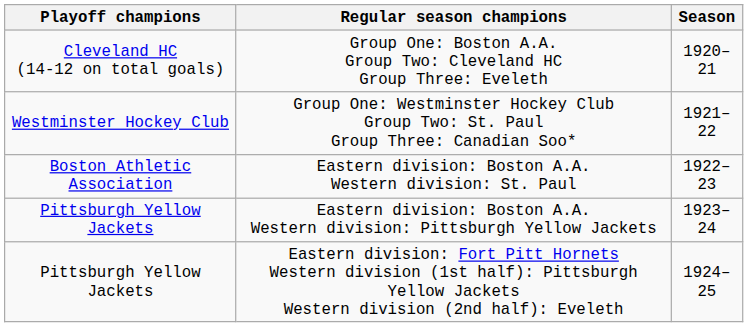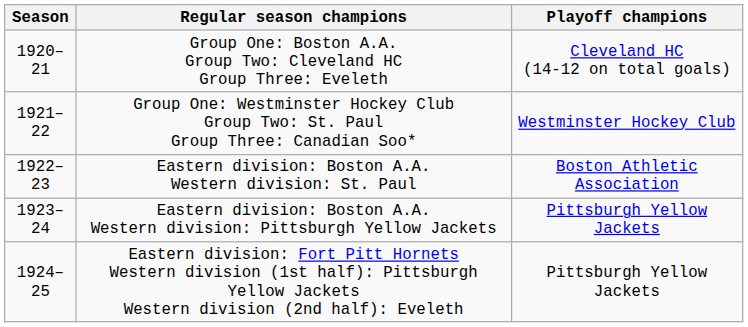columns swapped: (707, 17) <-> (120, 17)
